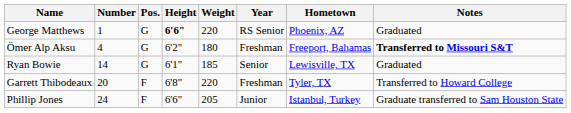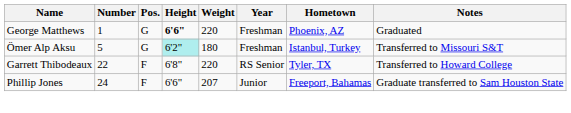(262, 30) RS Senior -> (261, 30) Freshman
(100, 47) 4 -> (100, 47) 5
(174, 47) no background -> (174, 47) paleturquoise background
(330, 47) Freeport, Bahamas -> (325, 47) Istanbul, Turkey
(445, 47) bold -> (440, 47) normal
- row: (34, 64)
(103, 82) 20 -> (103, 64) 22
(261, 82) Freshman -> (262, 64) RS Senior
(210, 99) 205 -> (210, 82) 207
(325, 99) Istanbul, Turkey -> (330, 82) Freeport, Bahamas
